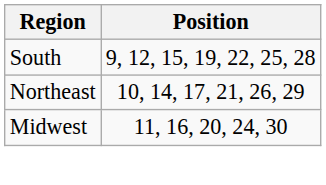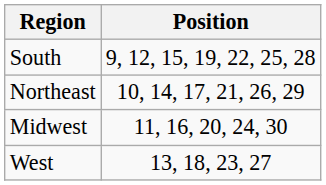+ row: (32, 162)
